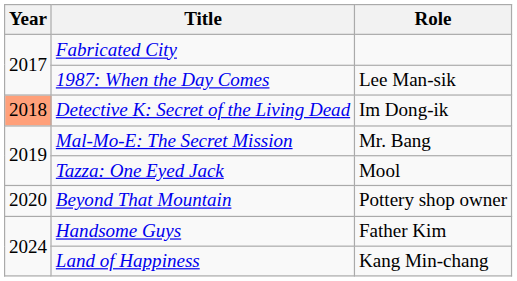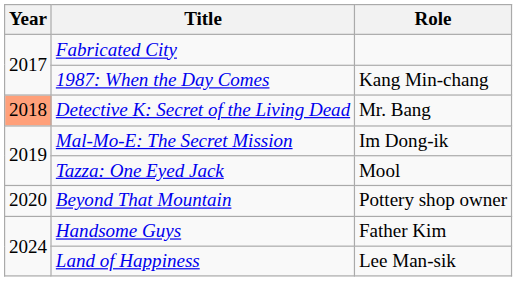(407, 79) Lee Man-sik -> (424, 79) Kang Min-chang
(404, 110) Im Dong-ik -> (395, 110) Mr. Bang
(395, 140) Mr. Bang -> (404, 140) Im Dong-ik
(424, 261) Kang Min-chang -> (407, 261) Lee Man-sik
